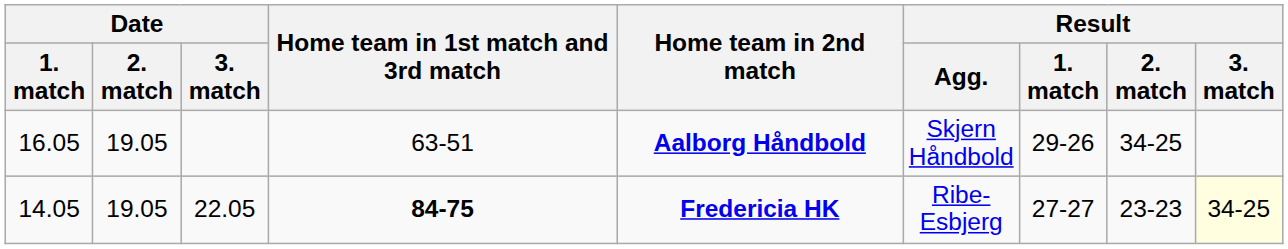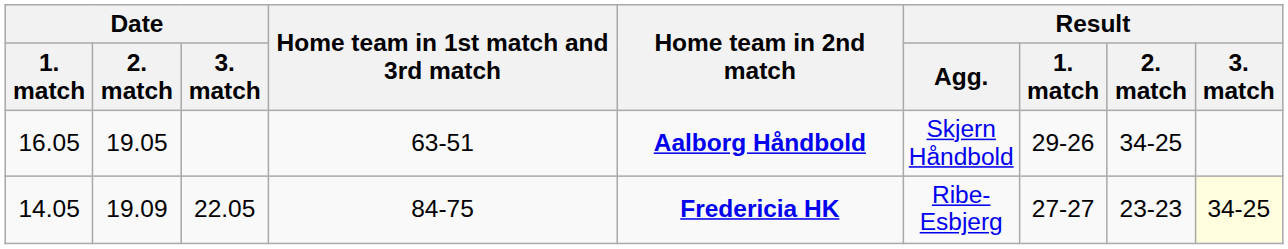(137, 209) 19.05 -> (137, 209) 19.09
(443, 209) bold -> (443, 209) normal
